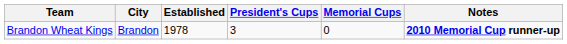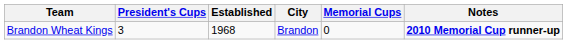columns swapped: (138, 13) <-> (274, 13)
(176, 30) 1978 -> (223, 30) 1968
